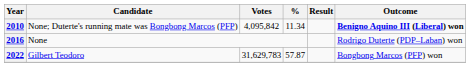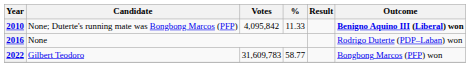(295, 26) 11.34 -> (295, 26) 11.33
(261, 55) 31,629,783 -> (261, 55) 31,609,783
(295, 55) 57.87 -> (295, 55) 58.77
